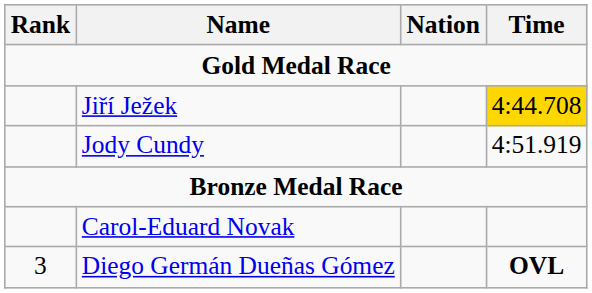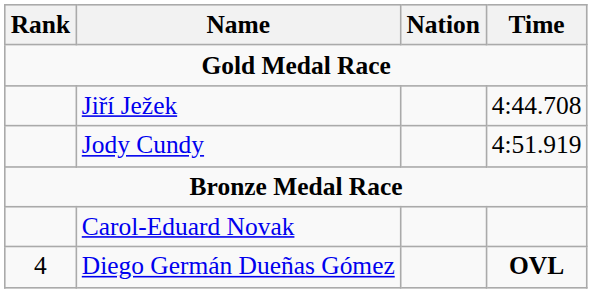(537, 105) gold background -> (537, 105) no background
(40, 266) 3 -> (40, 266) 4
